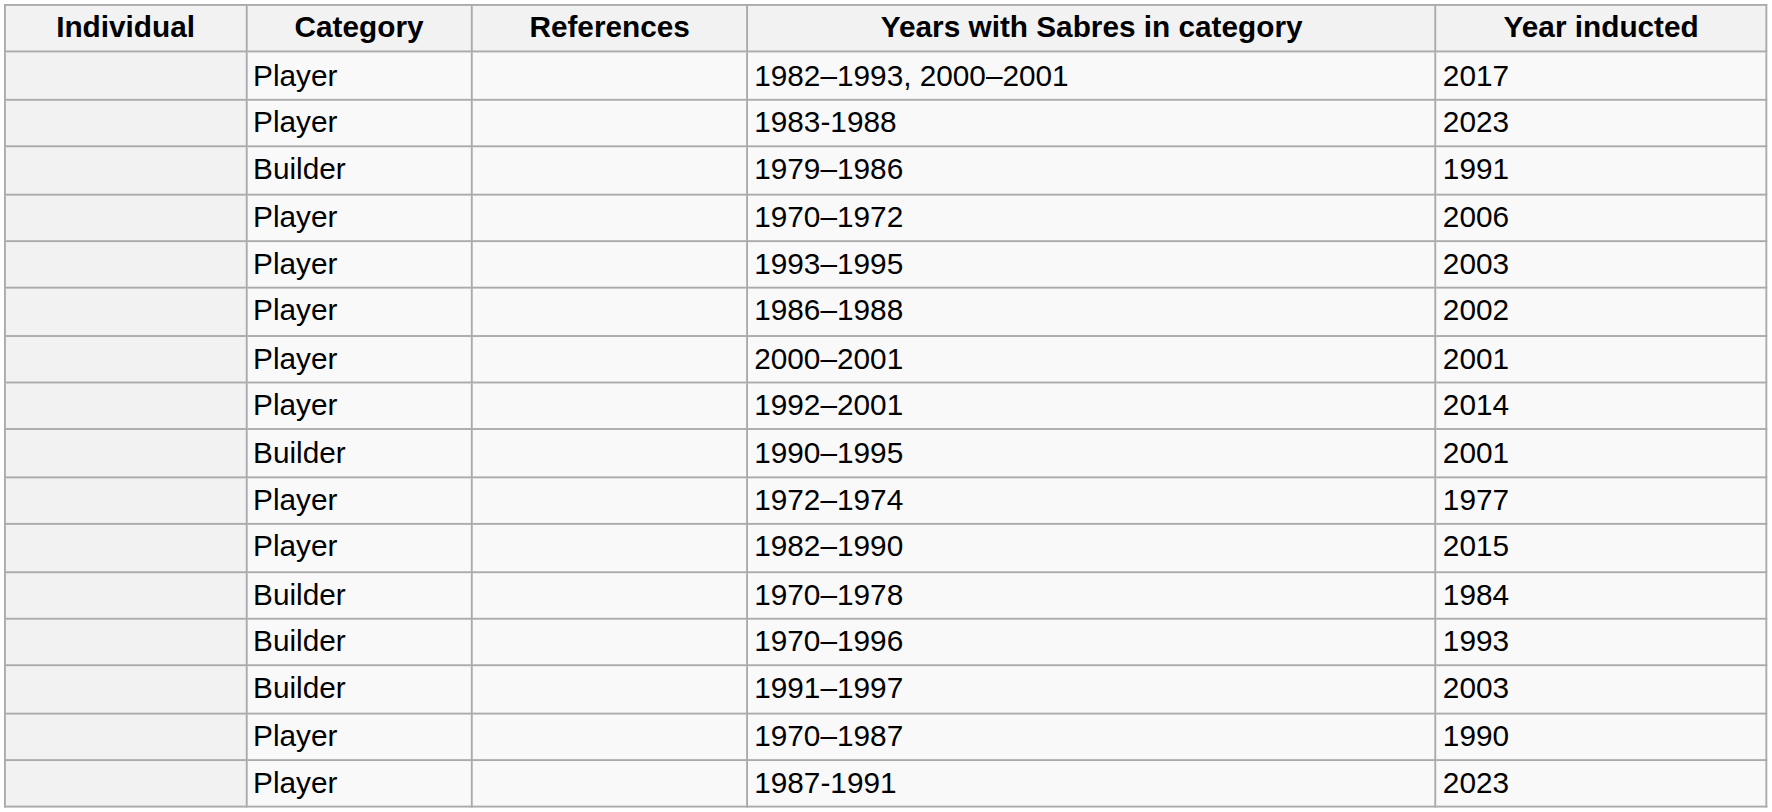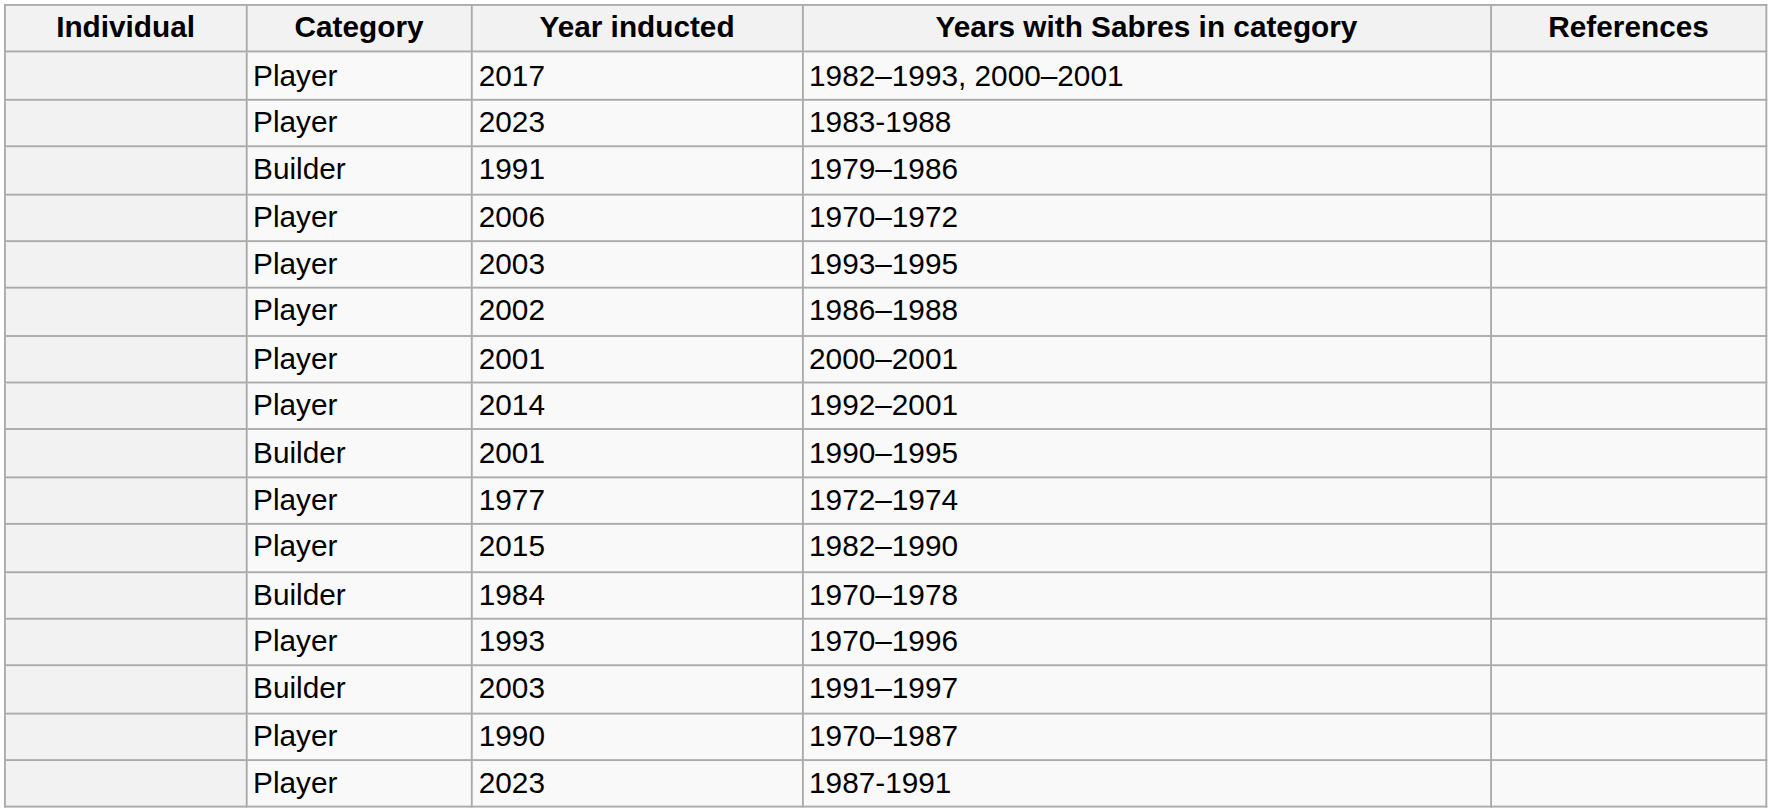columns swapped: (1601, 28) <-> (610, 28)
(299, 641) Builder -> (295, 641) Player
